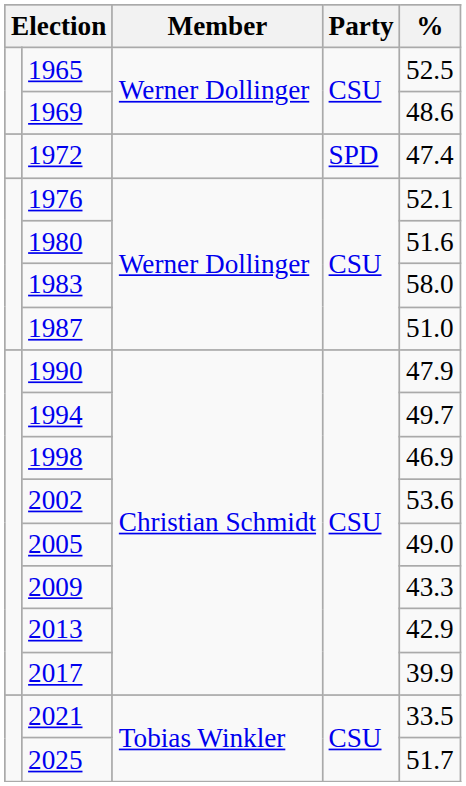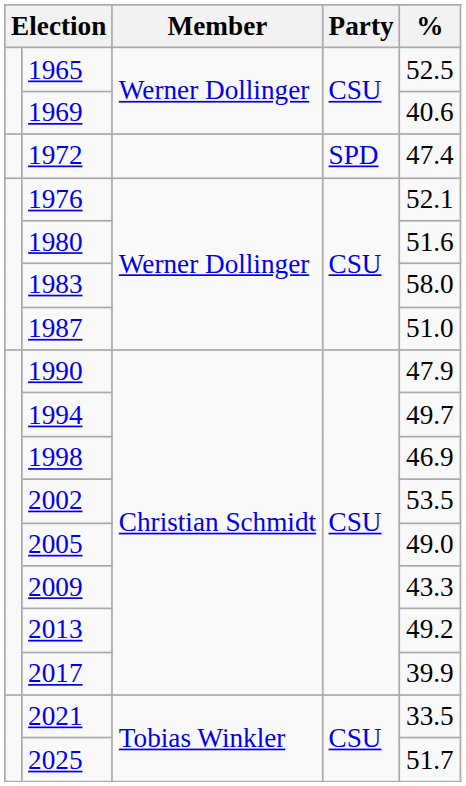(430, 112) 48.6 -> (430, 112) 40.6
(430, 500) 53.6 -> (430, 500) 53.5
(430, 629) 42.9 -> (430, 629) 49.2
